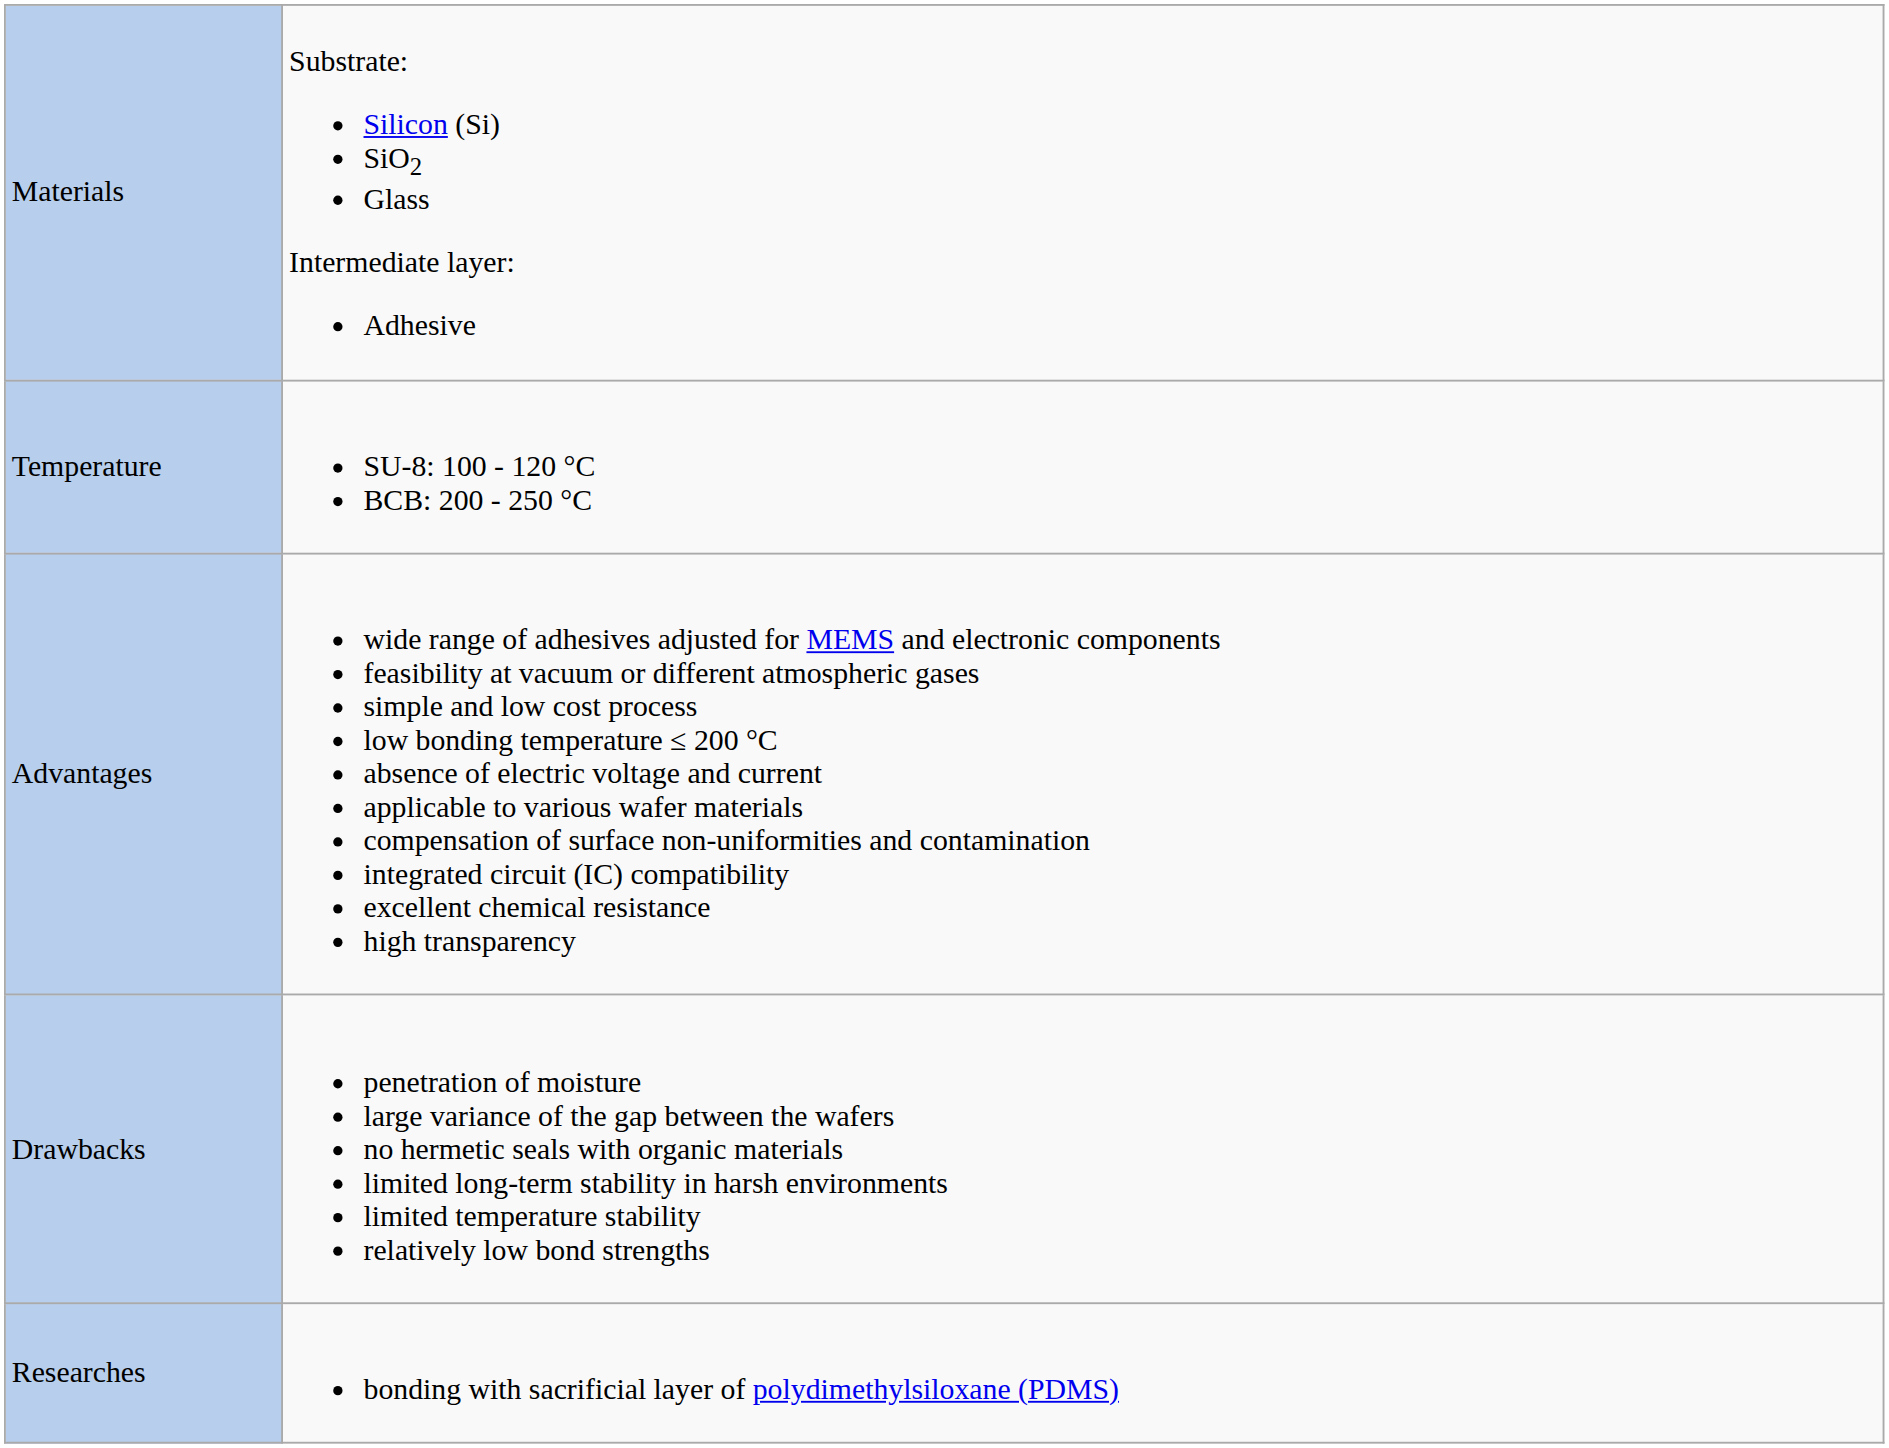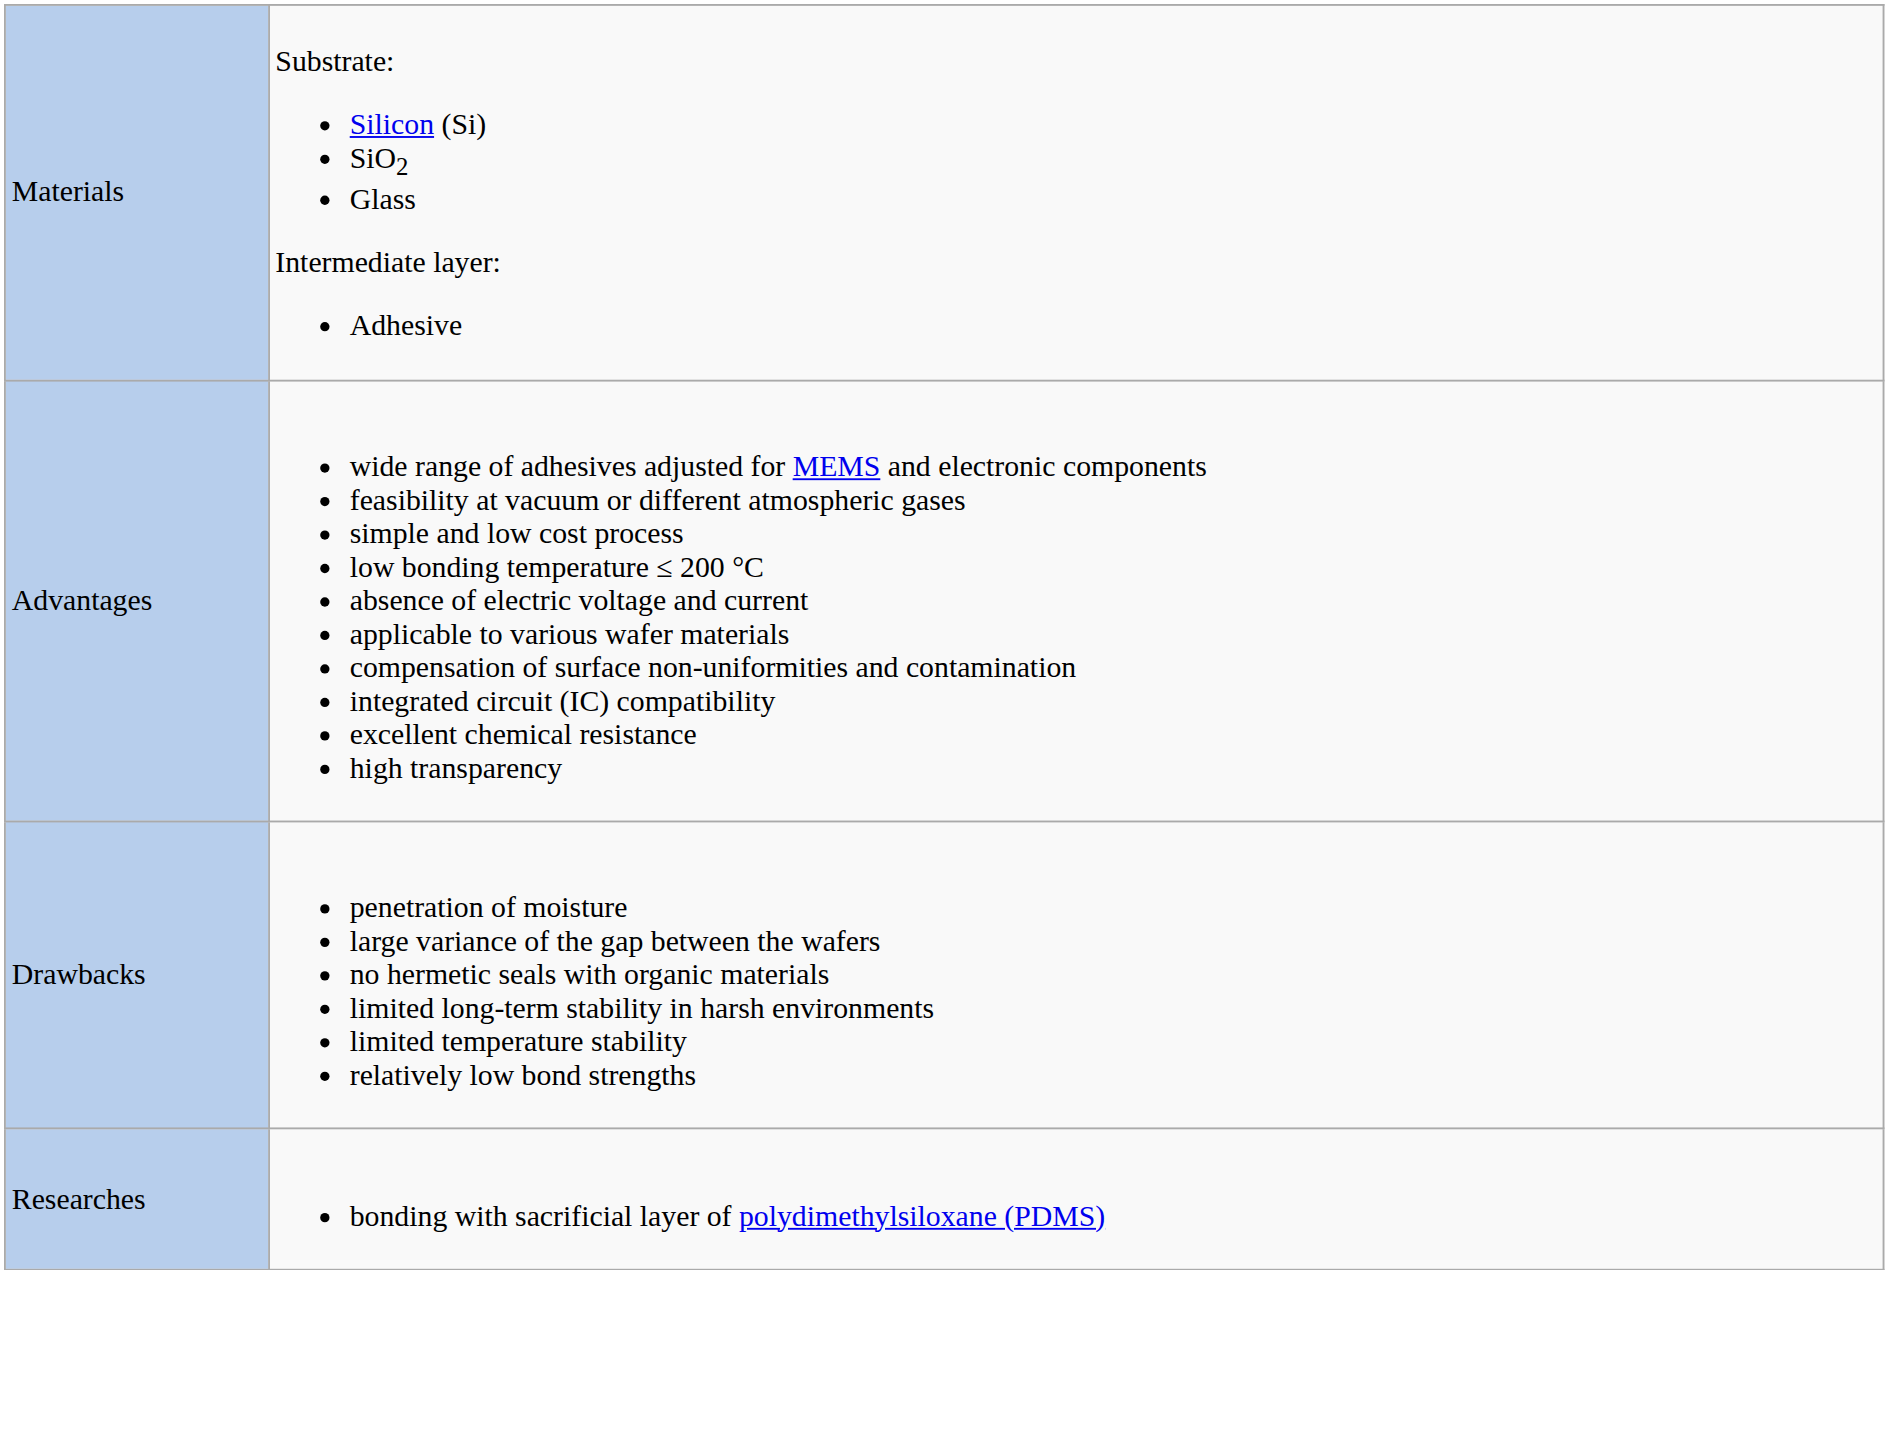- row: (87, 466)
